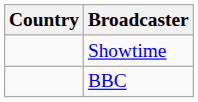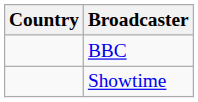rows swapped: (107, 81) <-> (127, 50)
